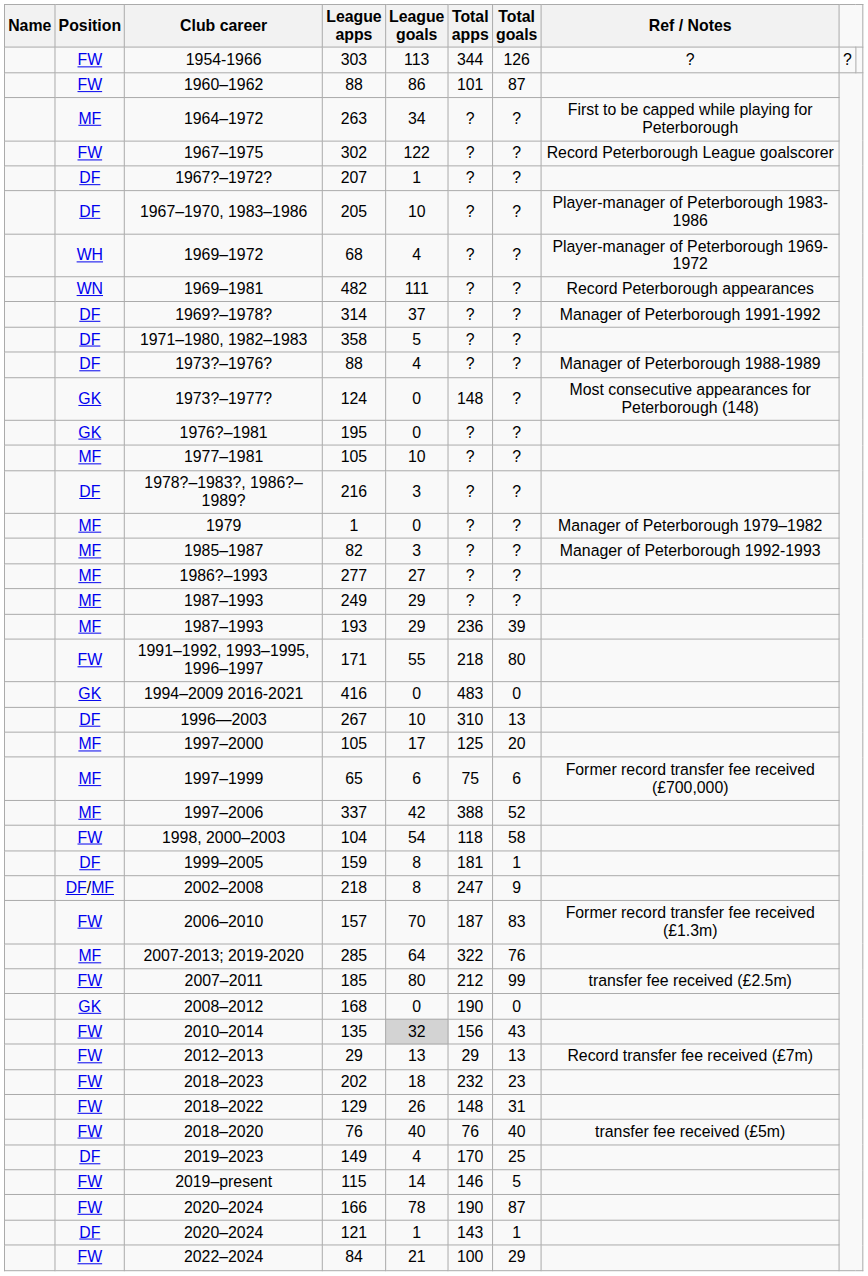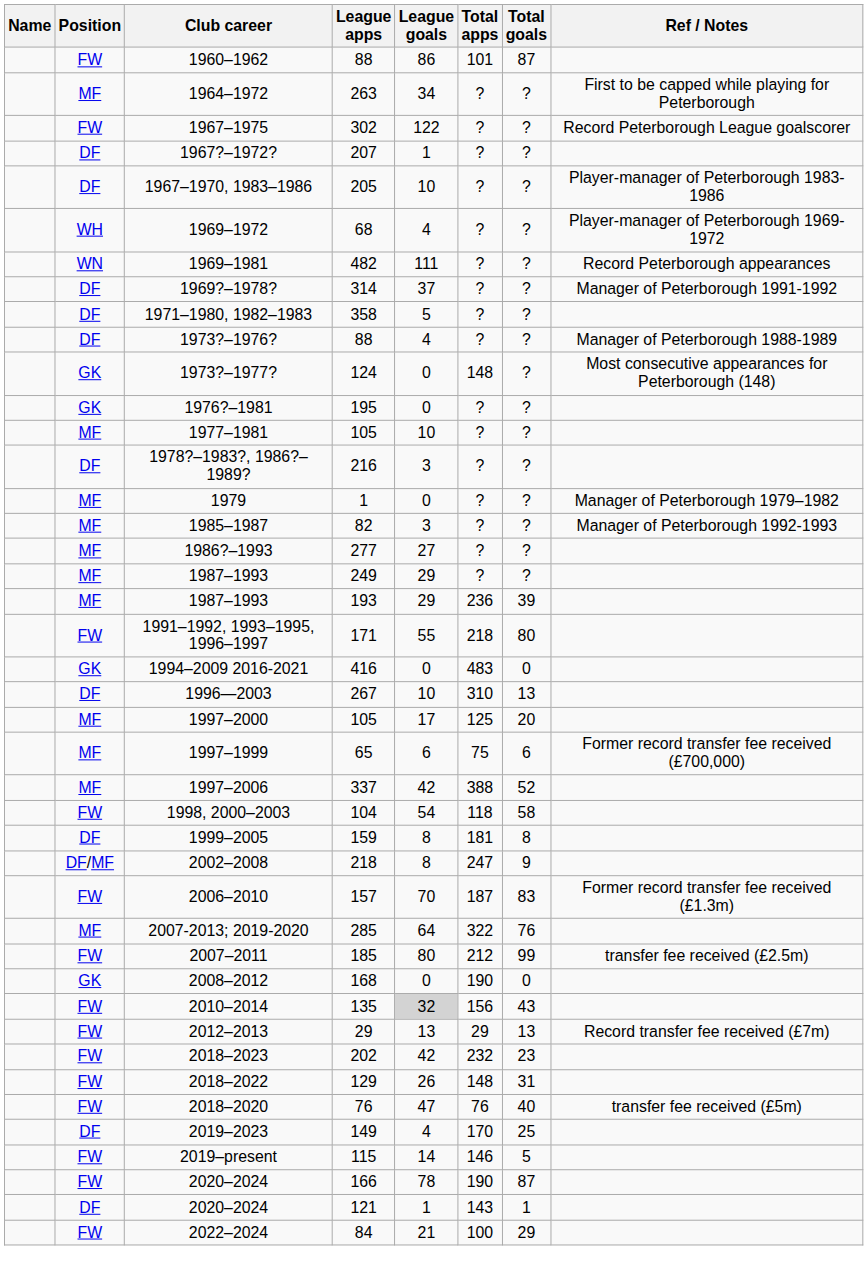- row: (224, 60)
(517, 863) 1 -> (526, 837) 8
(417, 1081) 18 -> (426, 1056) 42
(417, 1132) 40 -> (426, 1106) 47
